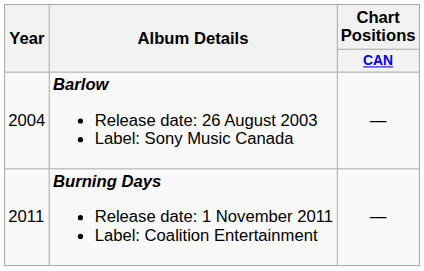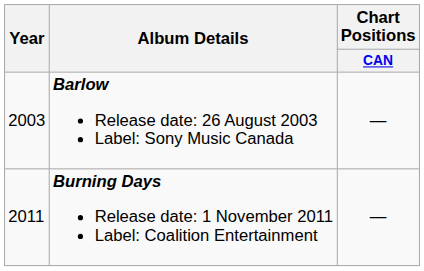(27, 120) 2004 -> (27, 120) 2003
